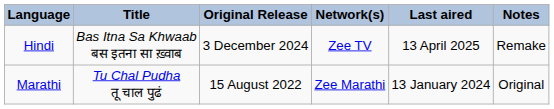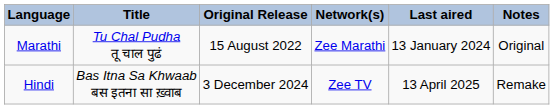rows swapped: (39, 84) <-> (39, 45)
